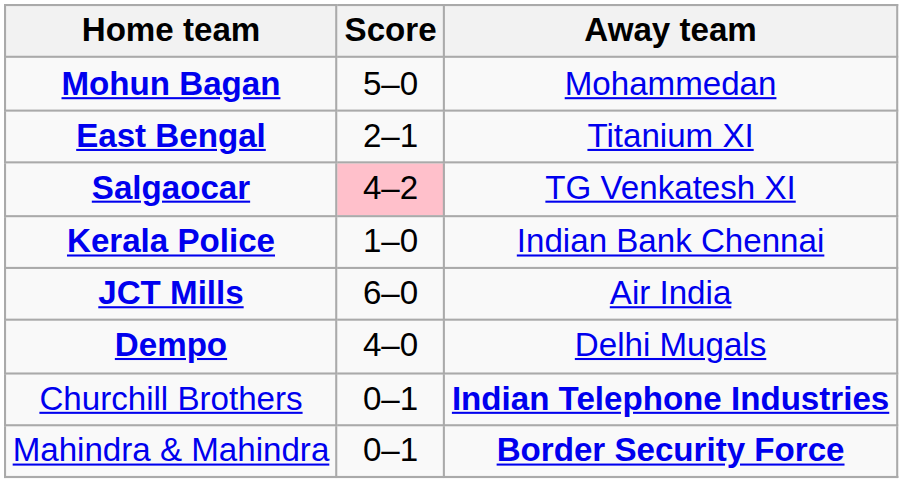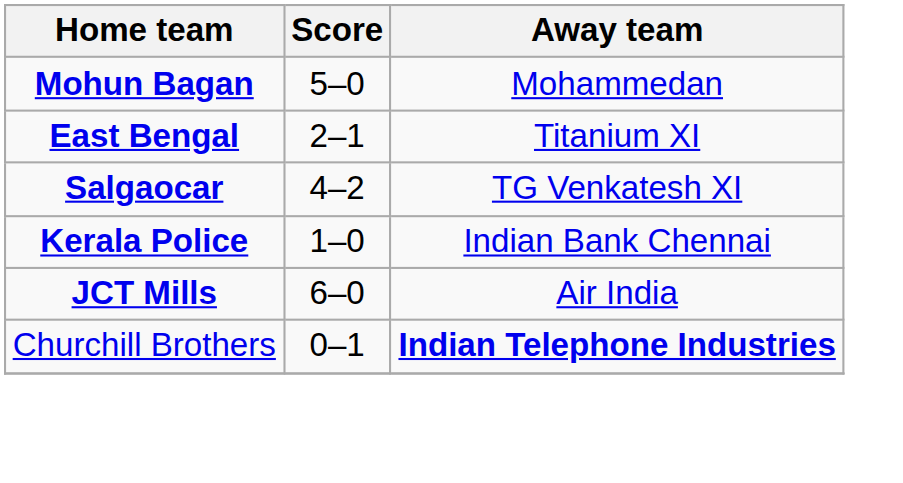(391, 188) pink background -> (337, 188) no background
- row: (171, 345)
- row: (171, 450)
